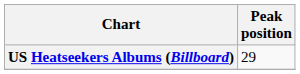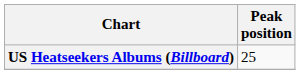(248, 57) 29 -> (248, 57) 25
